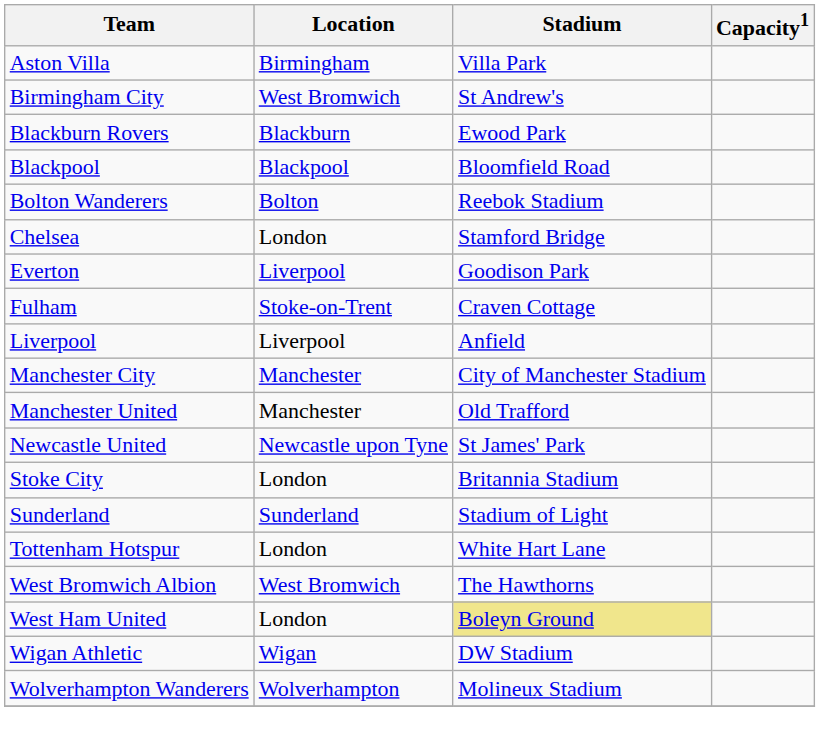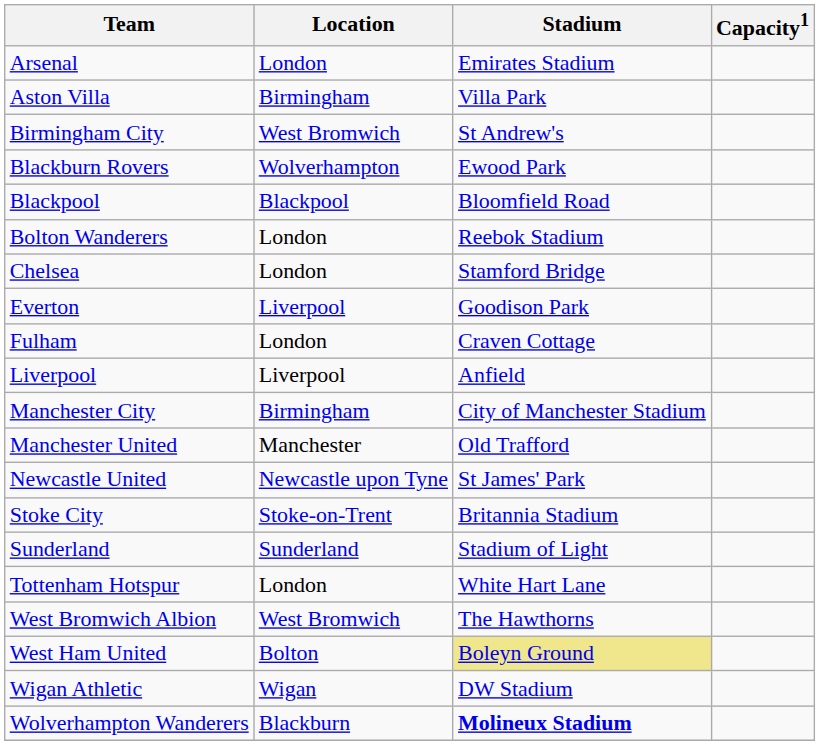+ row: (44, 62)
(304, 132) Blackburn -> (329, 166) Wolverhampton
(289, 201) Bolton -> (293, 236) London
(325, 305) Stoke-on-Trent -> (293, 340) London
(310, 375) Manchester -> (314, 410) Birmingham
(293, 479) London -> (325, 514) Stoke-on-Trent
(293, 618) London -> (289, 653) Bolton
(329, 688) Wolverhampton -> (304, 723) Blackburn
(540, 688) normal -> (545, 723) bold
